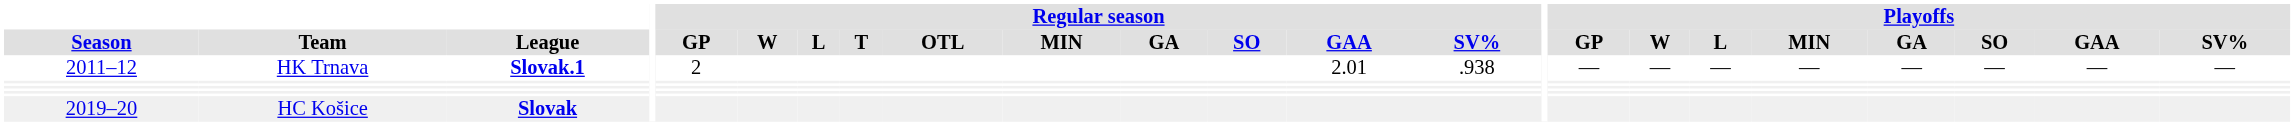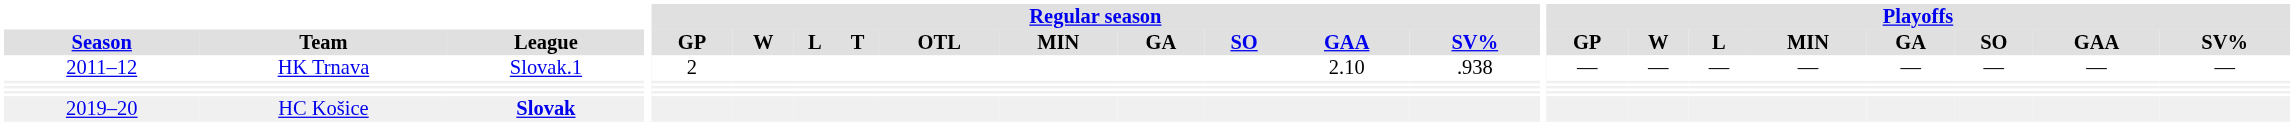(547, 67) bold -> (546, 67) normal
(1349, 67) 2.01 -> (1347, 67) 2.10
